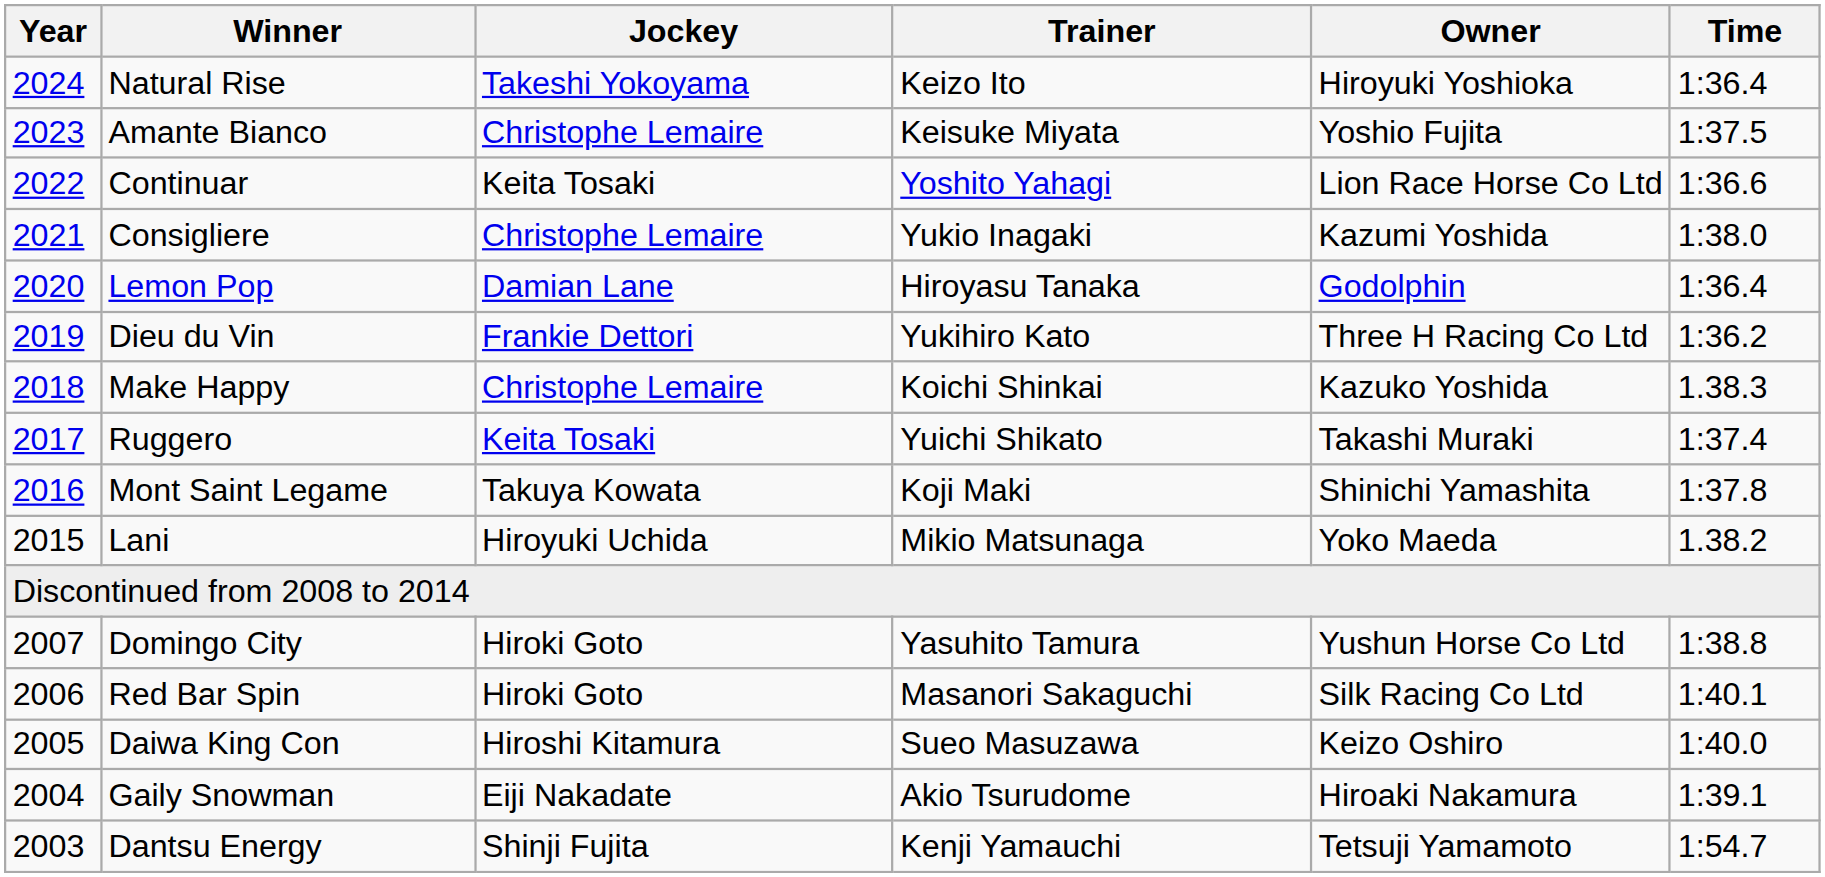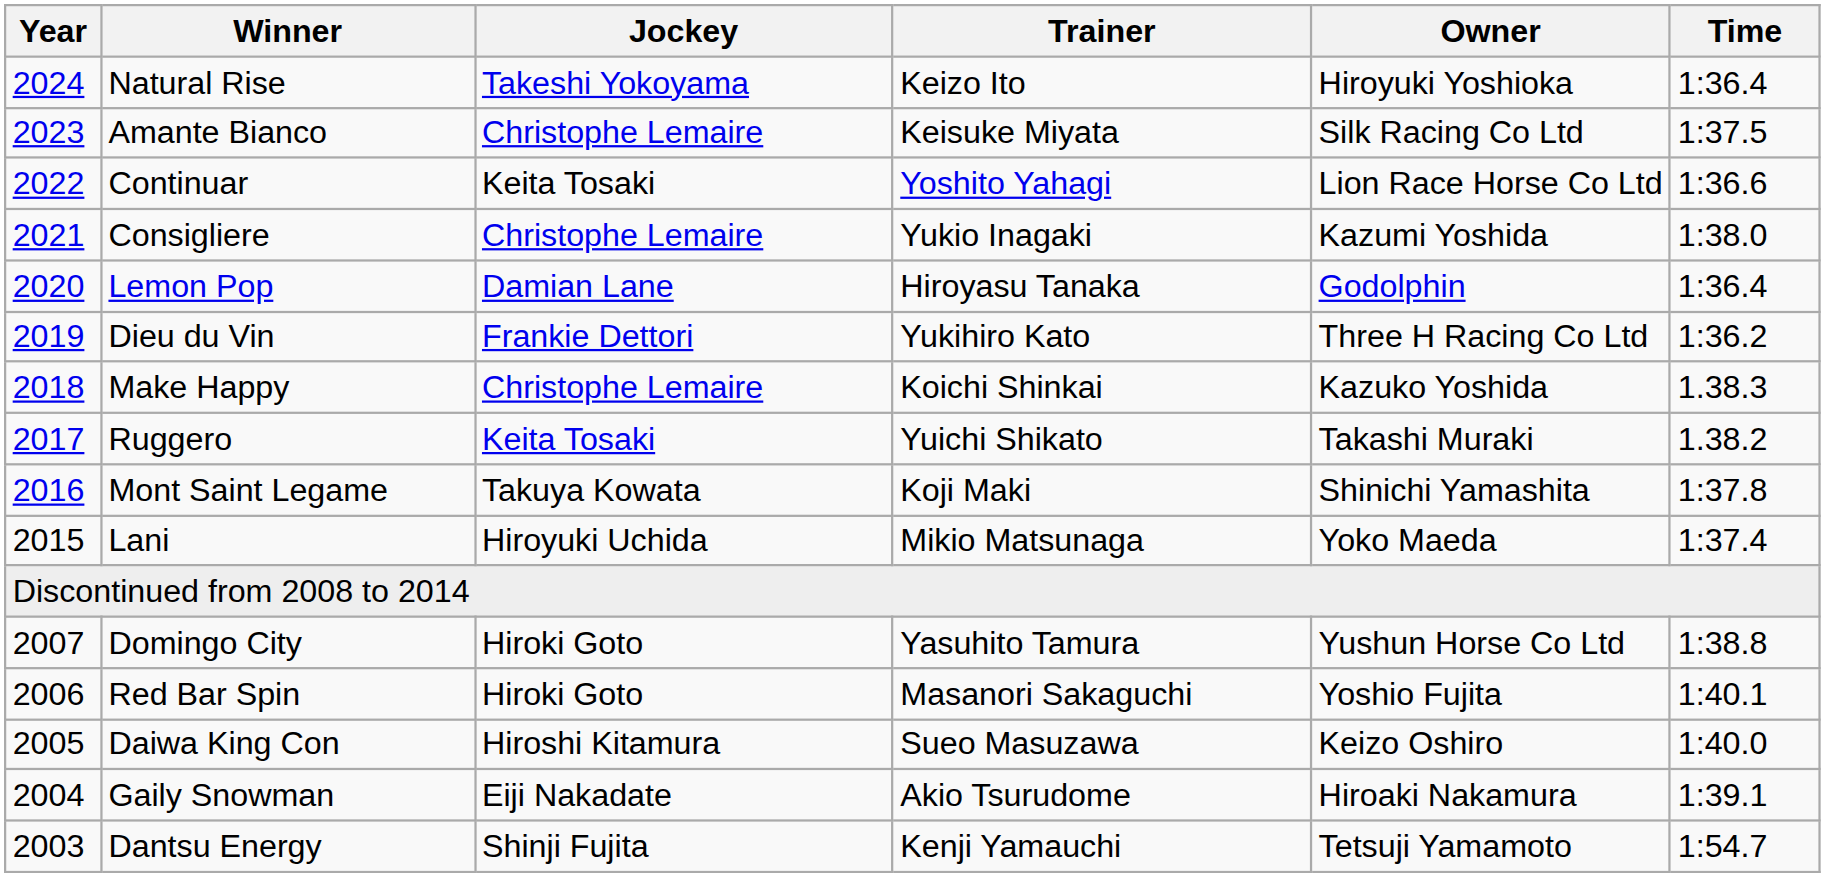(1410, 133) Yoshio Fujita -> (1451, 133) Silk Racing Co Ltd
(1723, 439) 1:37.4 -> (1723, 439) 1.38.2
(1723, 541) 1.38.2 -> (1723, 541) 1:37.4
(1451, 693) Silk Racing Co Ltd -> (1410, 693) Yoshio Fujita
